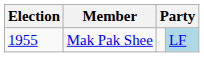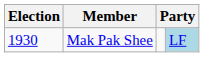(23, 39) 1955 -> (23, 39) 1930
